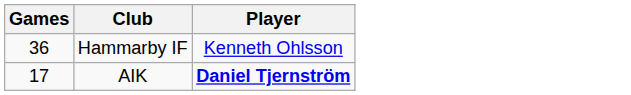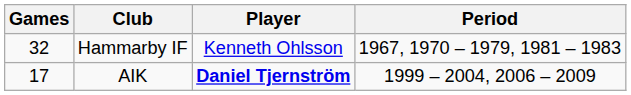+ column: (490, 19)
(39, 48) 36 -> (39, 48) 32
